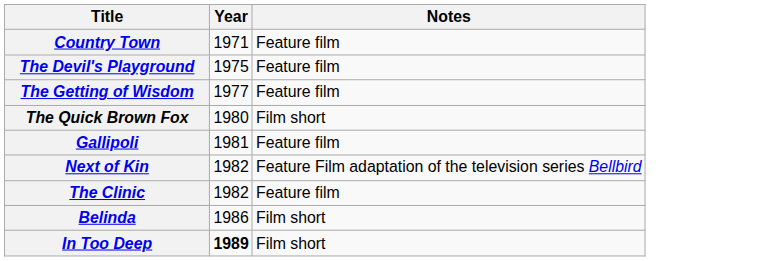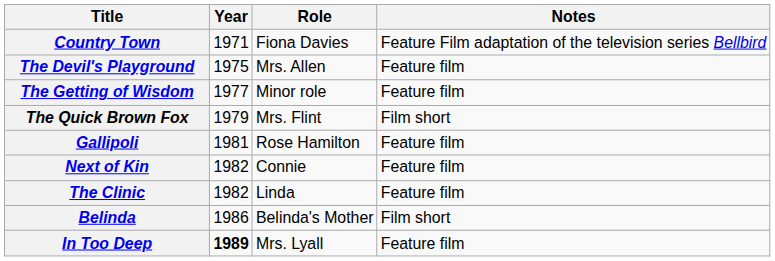+ column: (315, 17)
(298, 42) Feature film -> (574, 42) Feature Film adaptation of the television series Bellbird
(231, 117) 1980 -> (231, 117) 1979
(449, 167) Feature Film adaptation of the television series Bellbird -> (423, 167) Feature film
(291, 243) Film short -> (423, 243) Feature film
